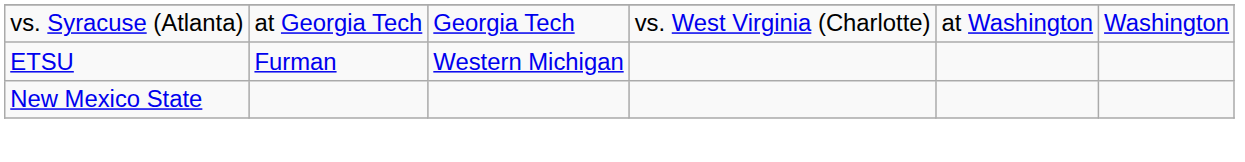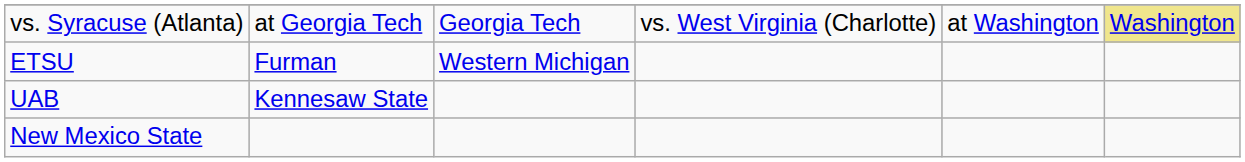(1167, 23) no background -> (1172, 23) khaki background
+ row: (35, 99)
